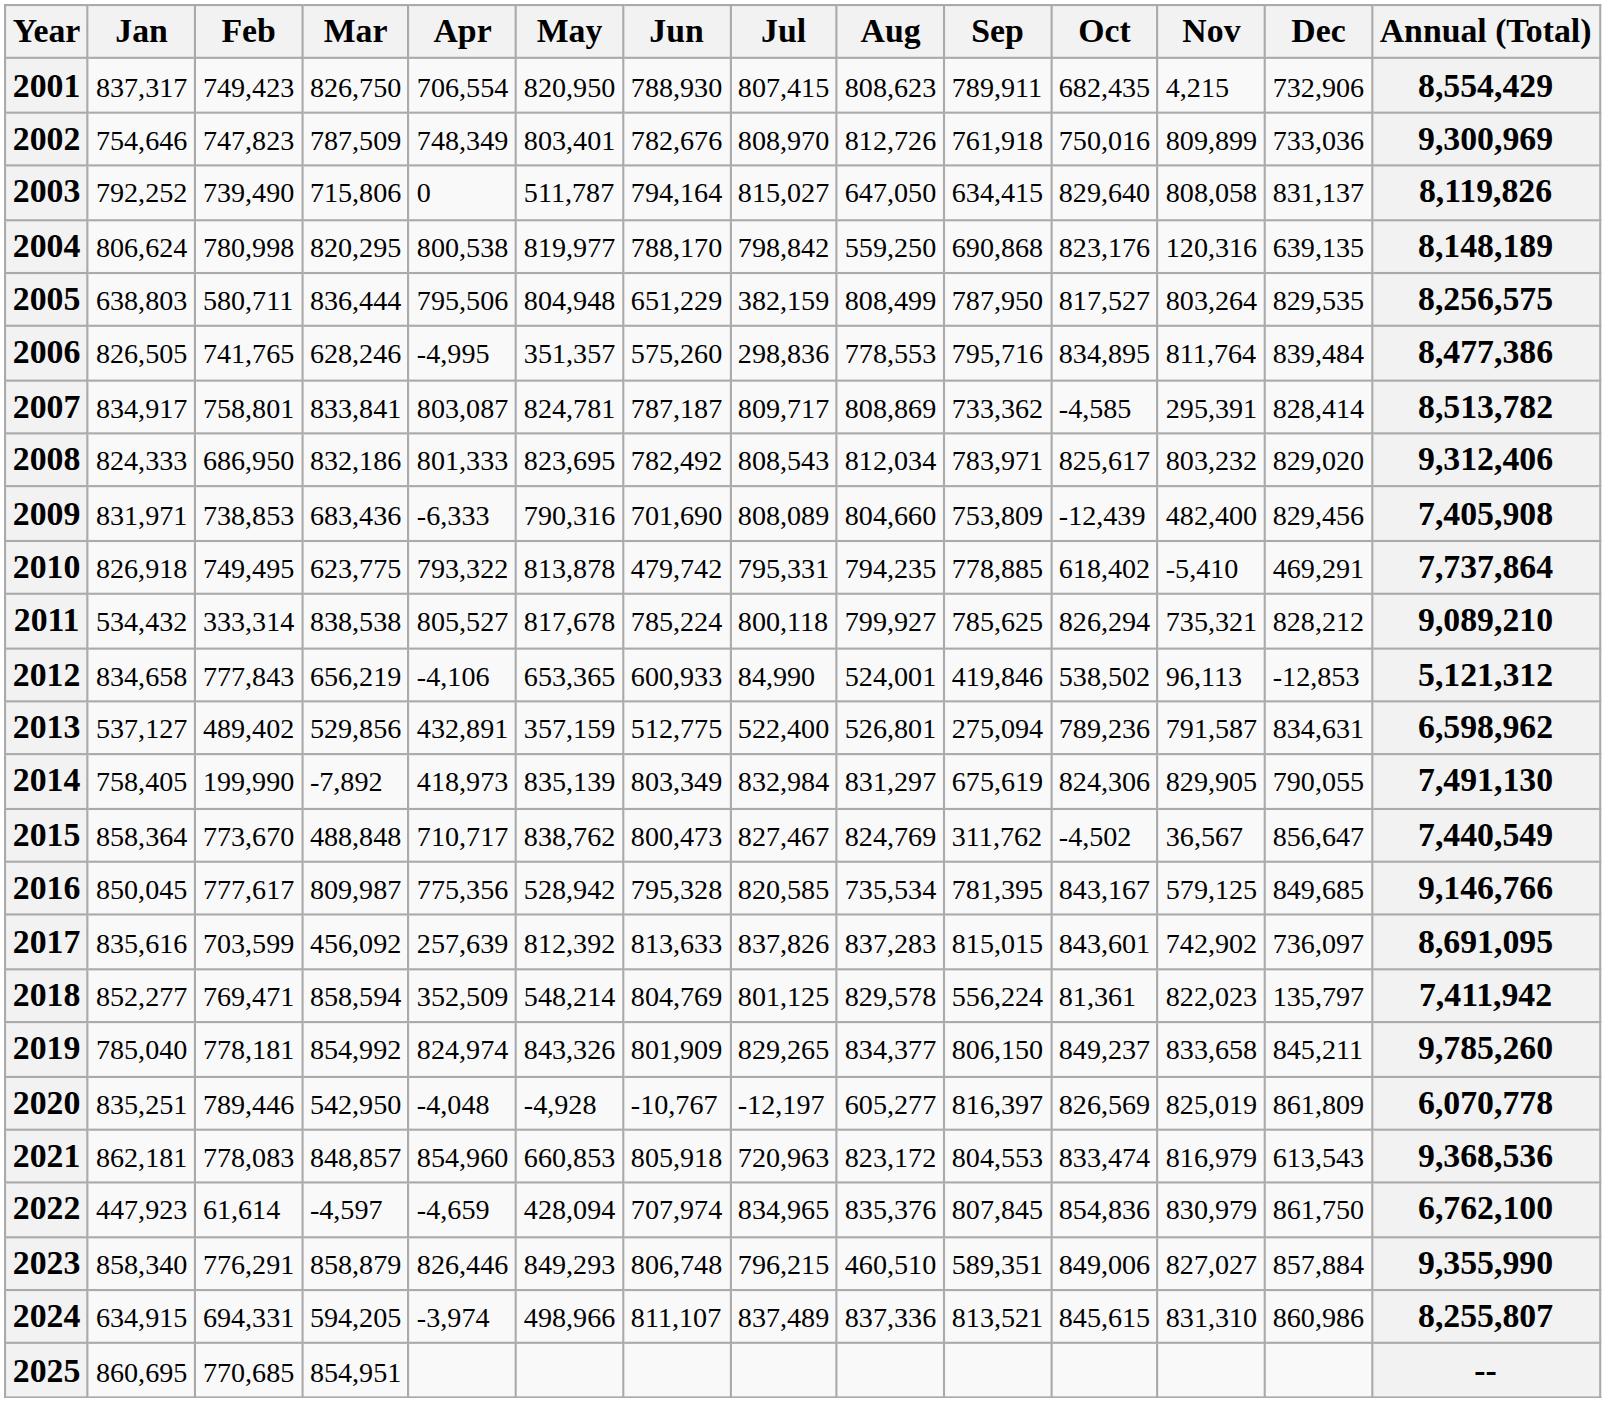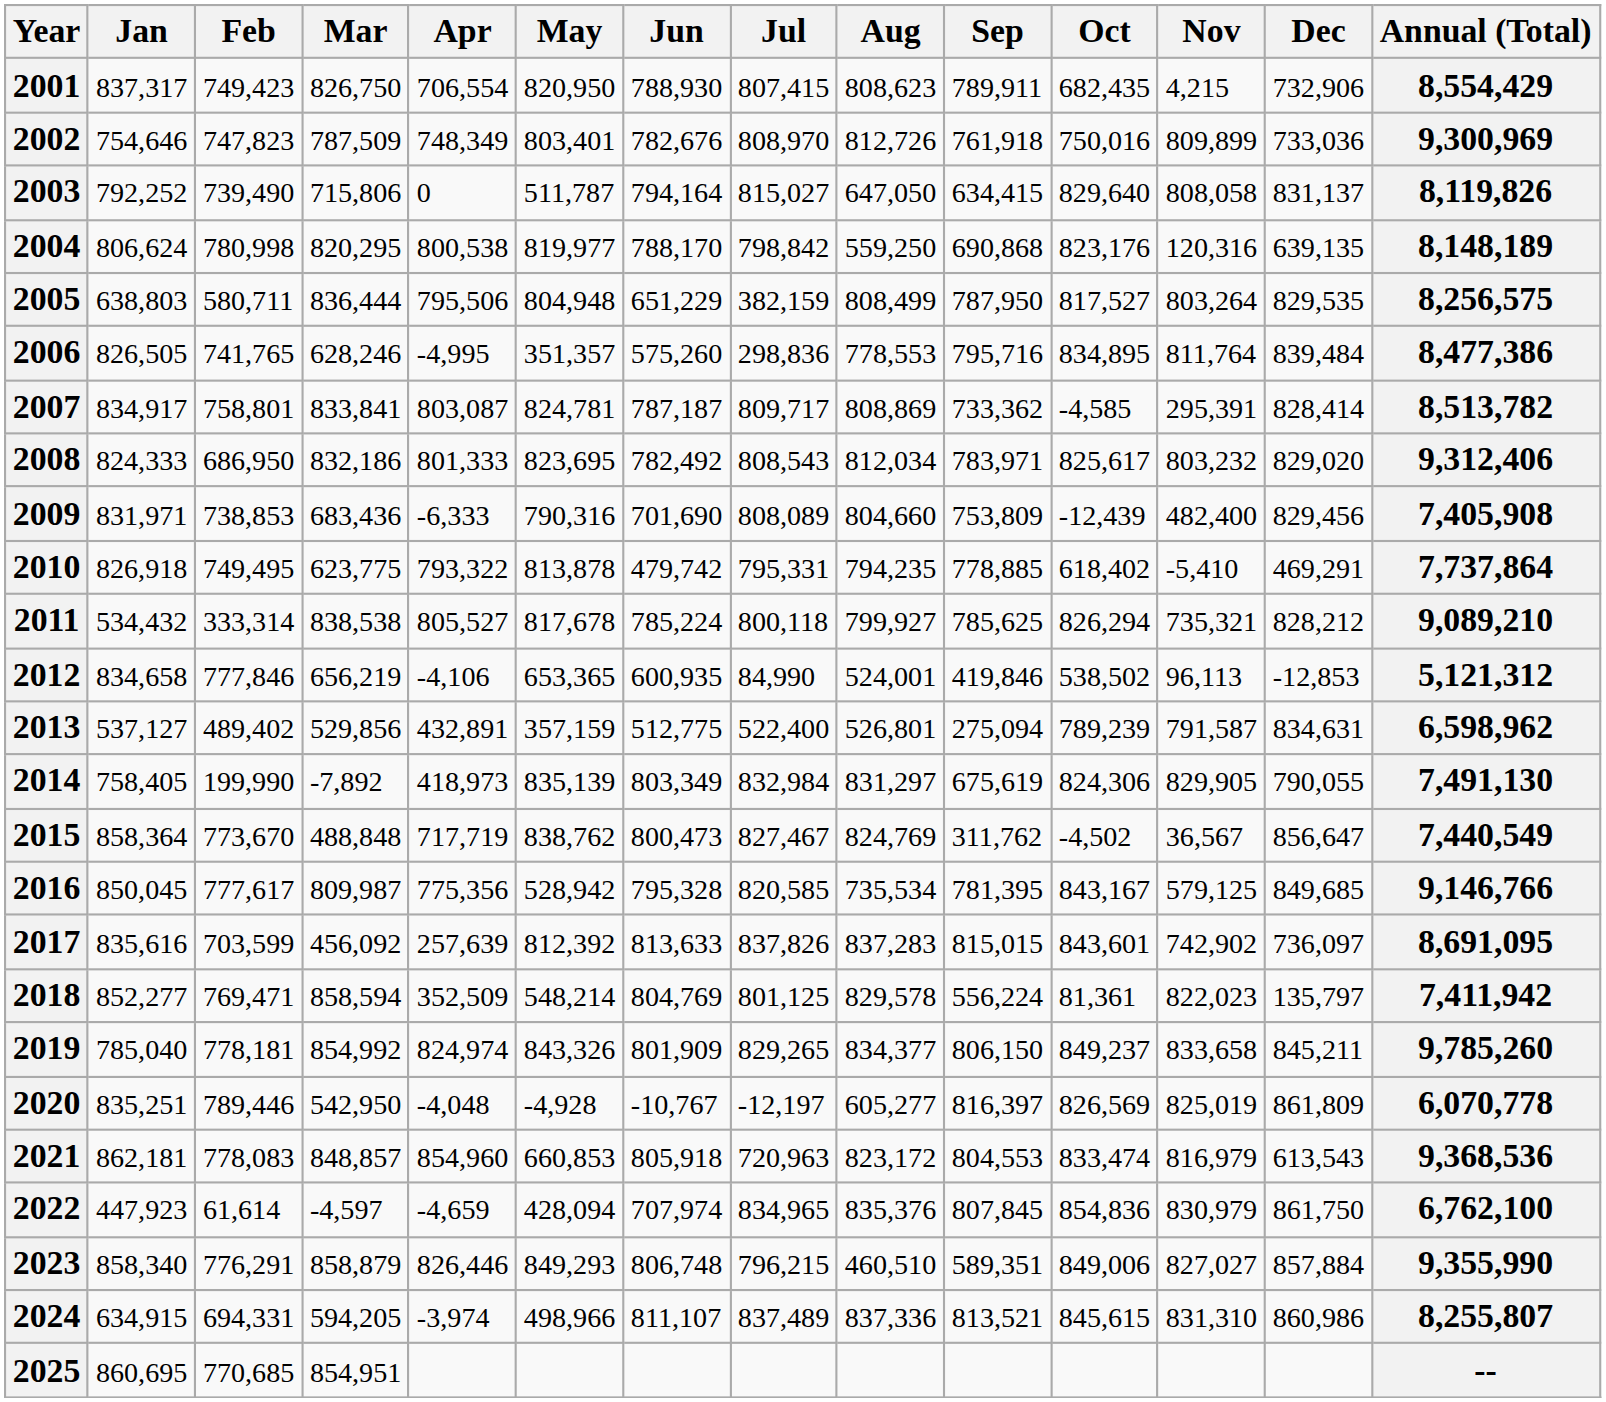(249, 675) 777,843 -> (249, 675) 777,846
(677, 675) 600,933 -> (677, 675) 600,935
(1104, 729) 789,236 -> (1104, 729) 789,239
(463, 836) 710,717 -> (463, 836) 717,719
